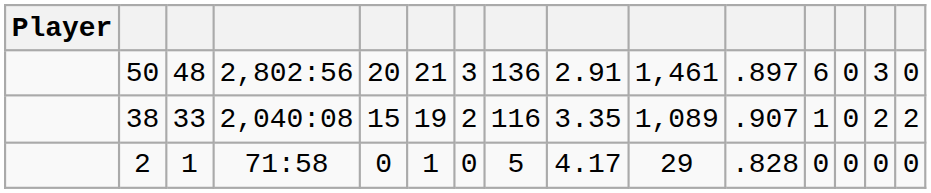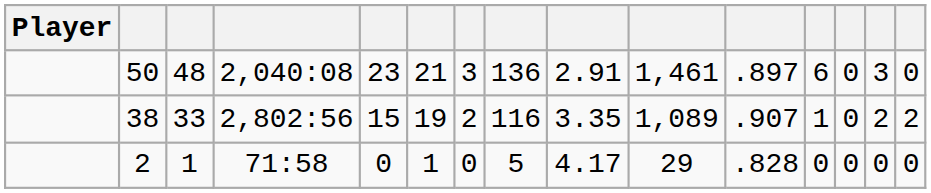(287, 73) 2,802:56 -> (287, 73) 2,040:08
(384, 73) 20 -> (384, 73) 23
(287, 119) 2,040:08 -> (287, 119) 2,802:56
